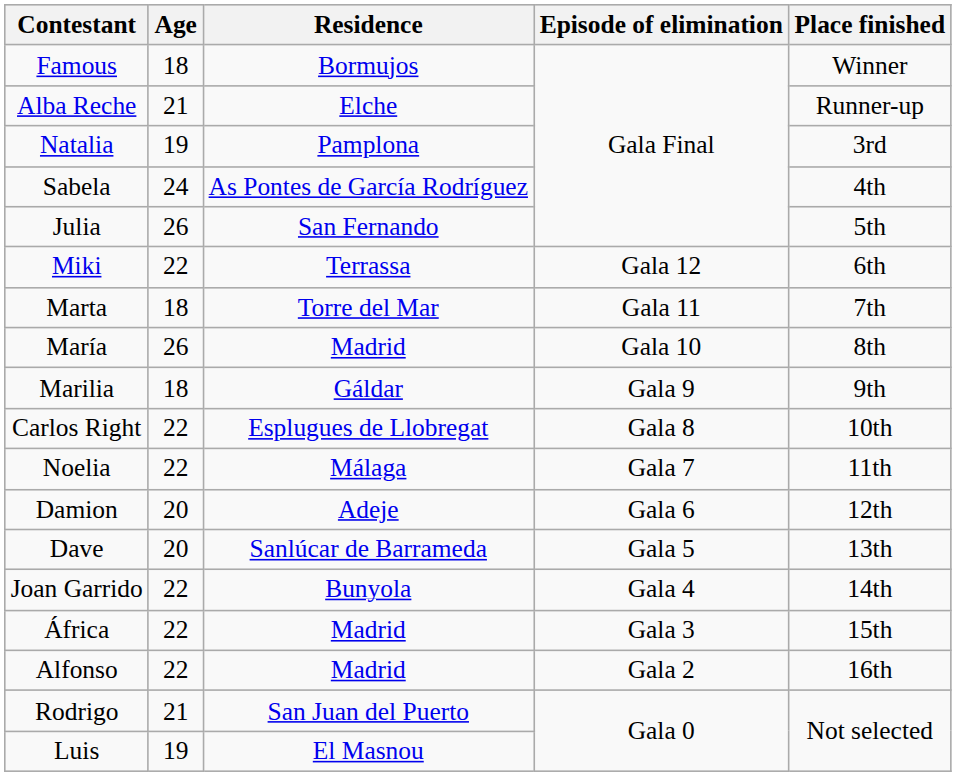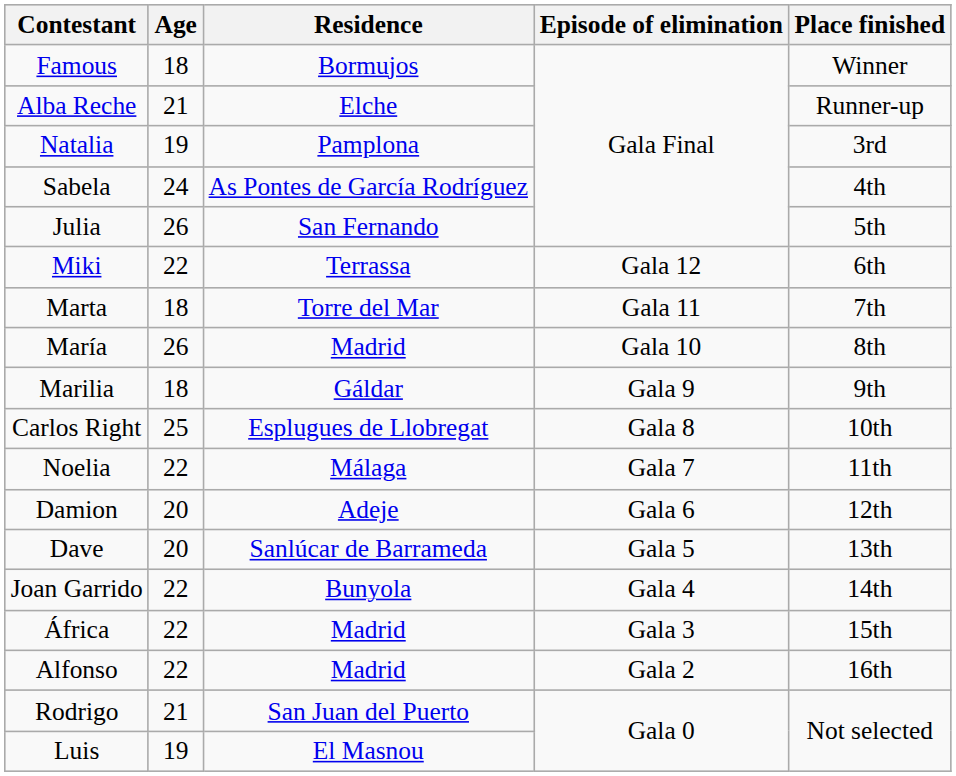(176, 428) 22 -> (176, 428) 25
